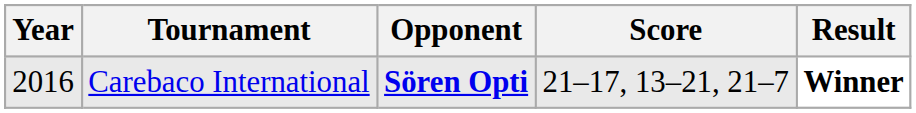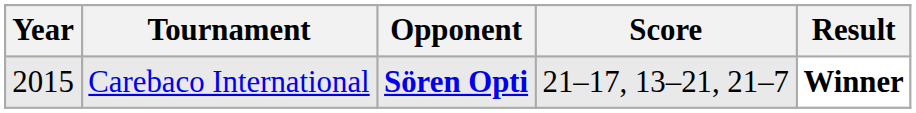(43, 81) 2016 -> (43, 81) 2015
